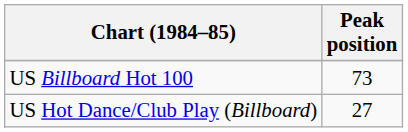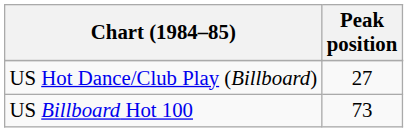rows swapped: (101, 77) <-> (163, 110)
